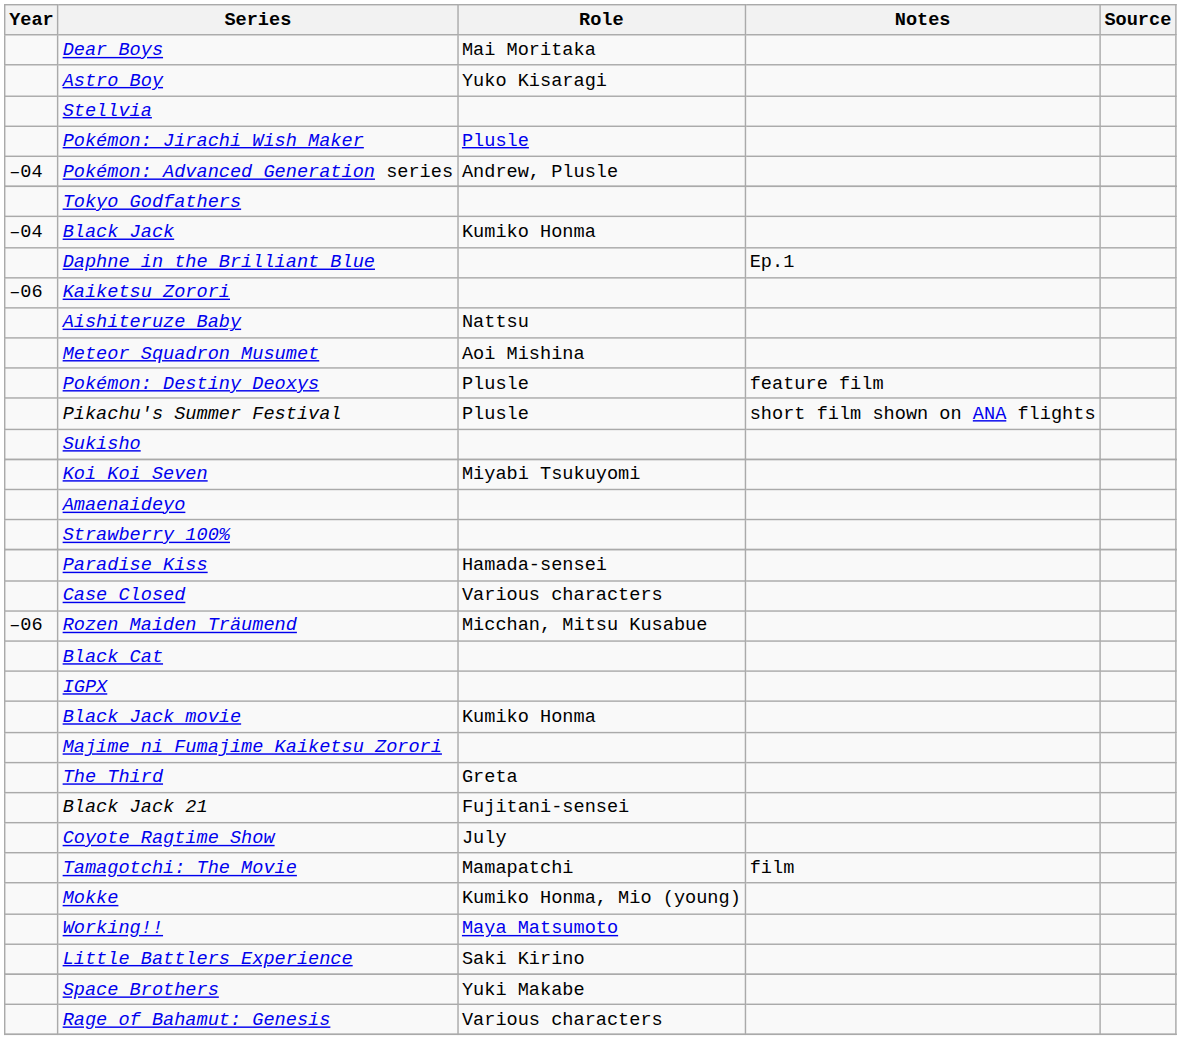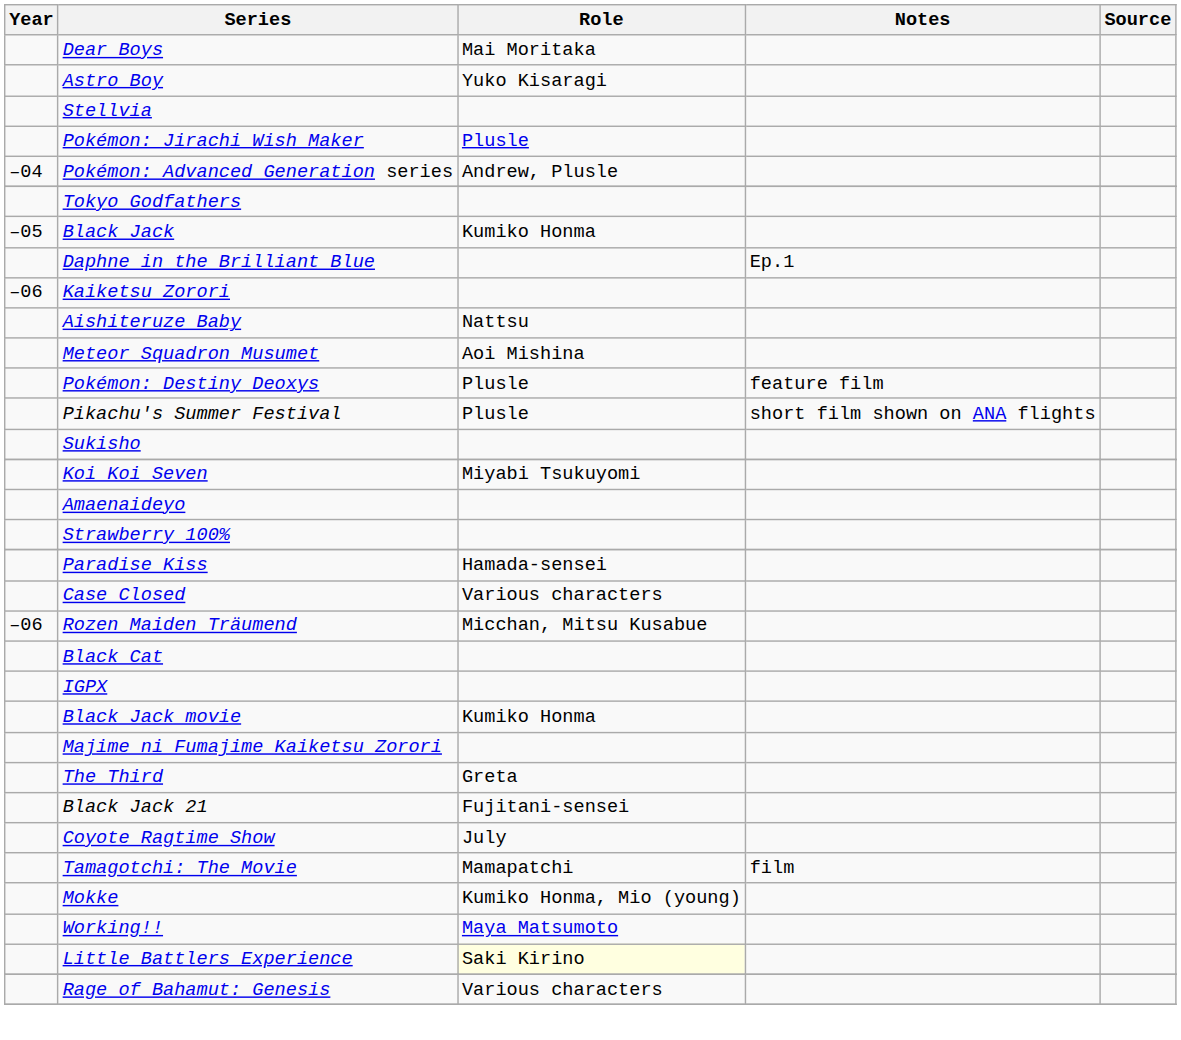(26, 232) –04 -> (26, 232) –05
(523, 959) no background -> (523, 959) lightyellow background
- row: (141, 989)
